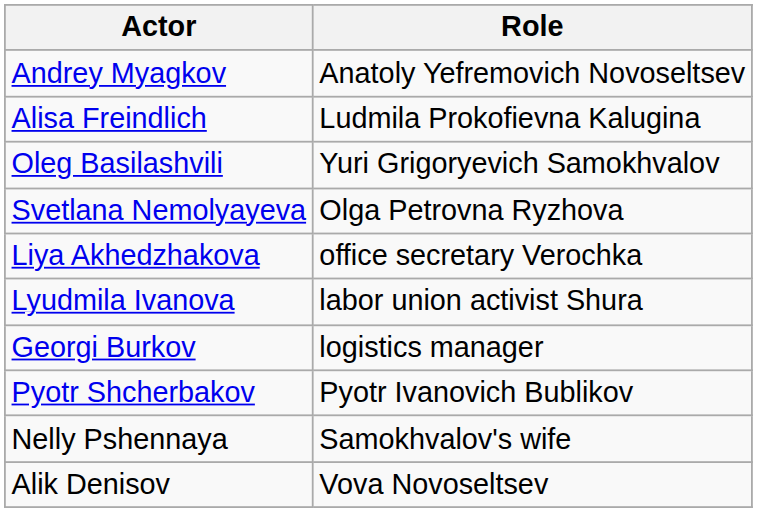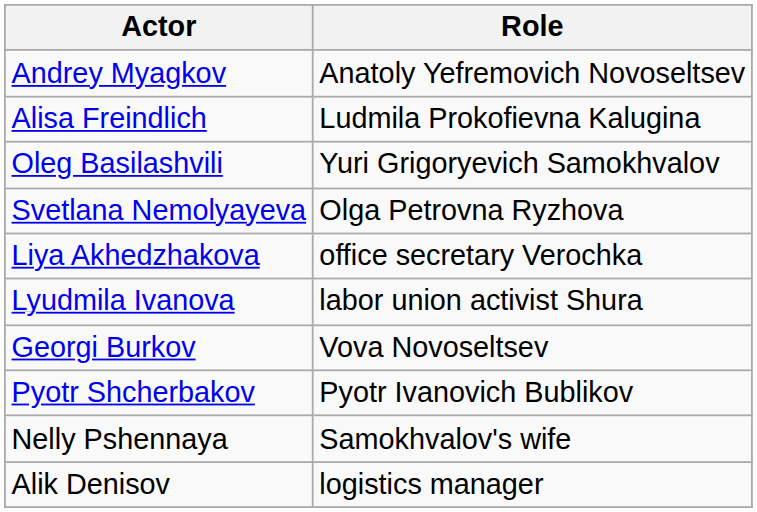(431, 347) logistics manager -> (434, 347) Vova Novoseltsev
(434, 484) Vova Novoseltsev -> (431, 484) logistics manager
